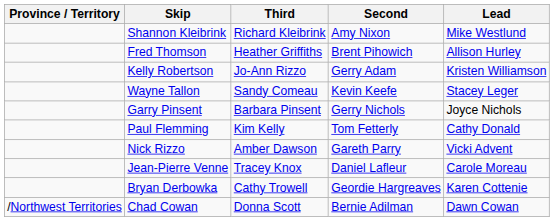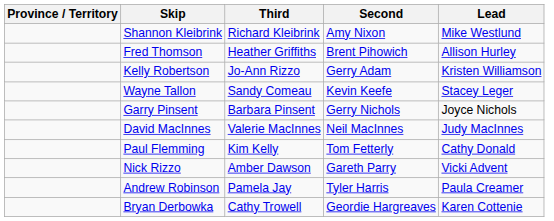+ row: (167, 129)
+ row: (171, 187)
- row: (178, 168)
- row: (163, 206)
